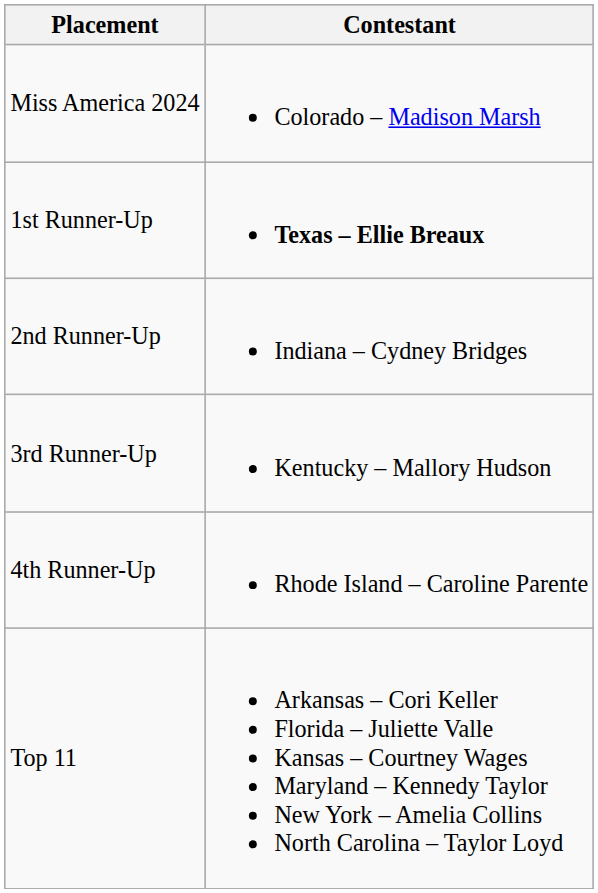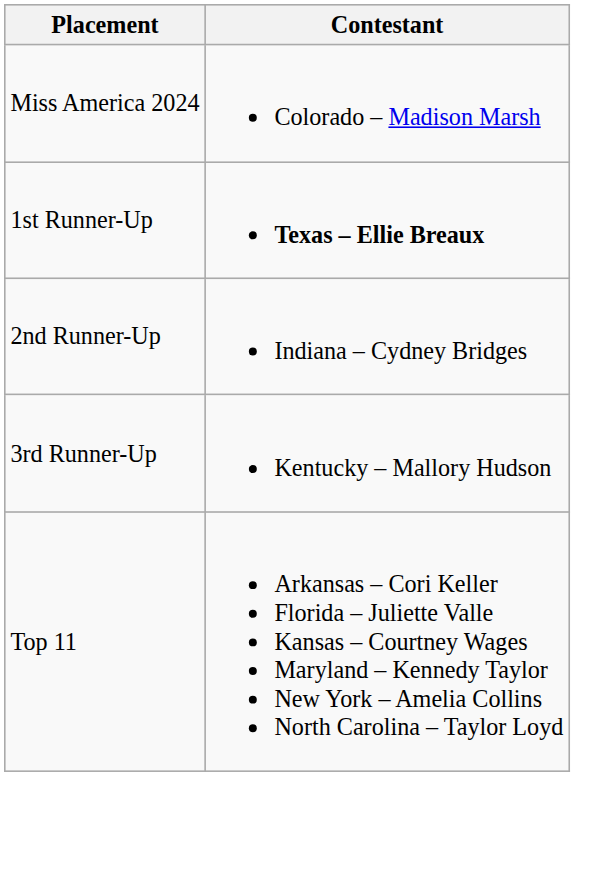- row: (83, 569)
